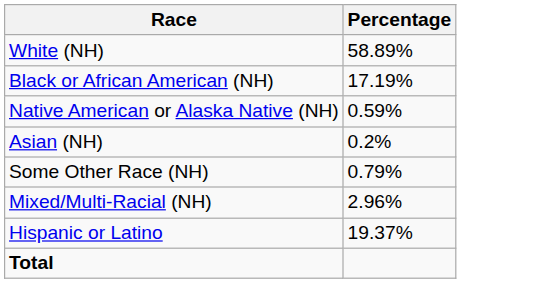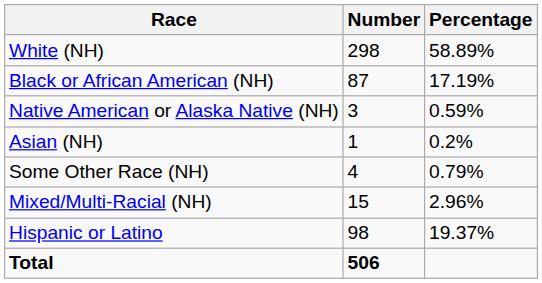+ column: (384, 19)
